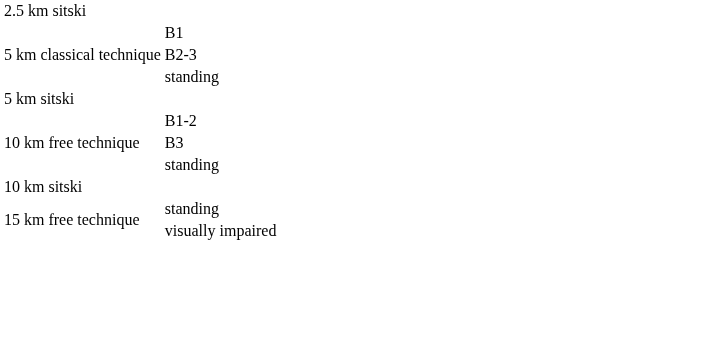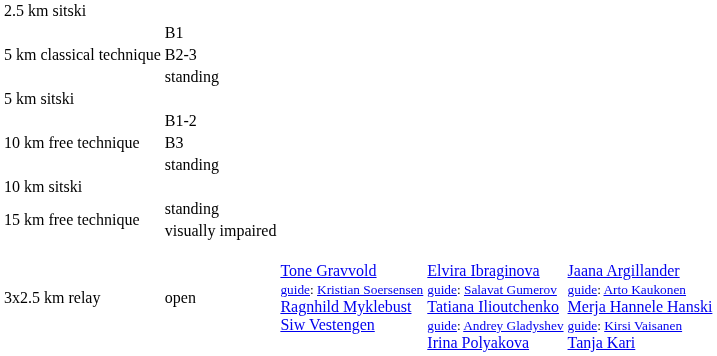+ row: (52, 298)
